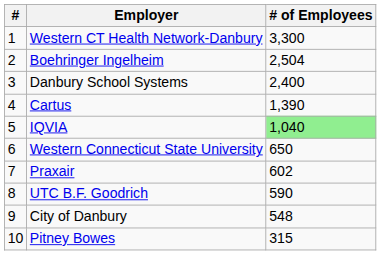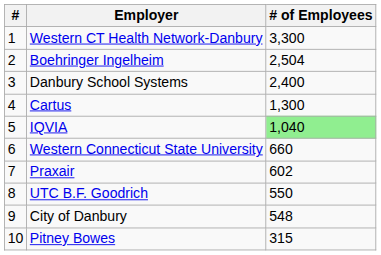(287, 104) 1,390 -> (287, 104) 1,300
(281, 149) 650 -> (281, 149) 660
(281, 194) 590 -> (281, 194) 550
